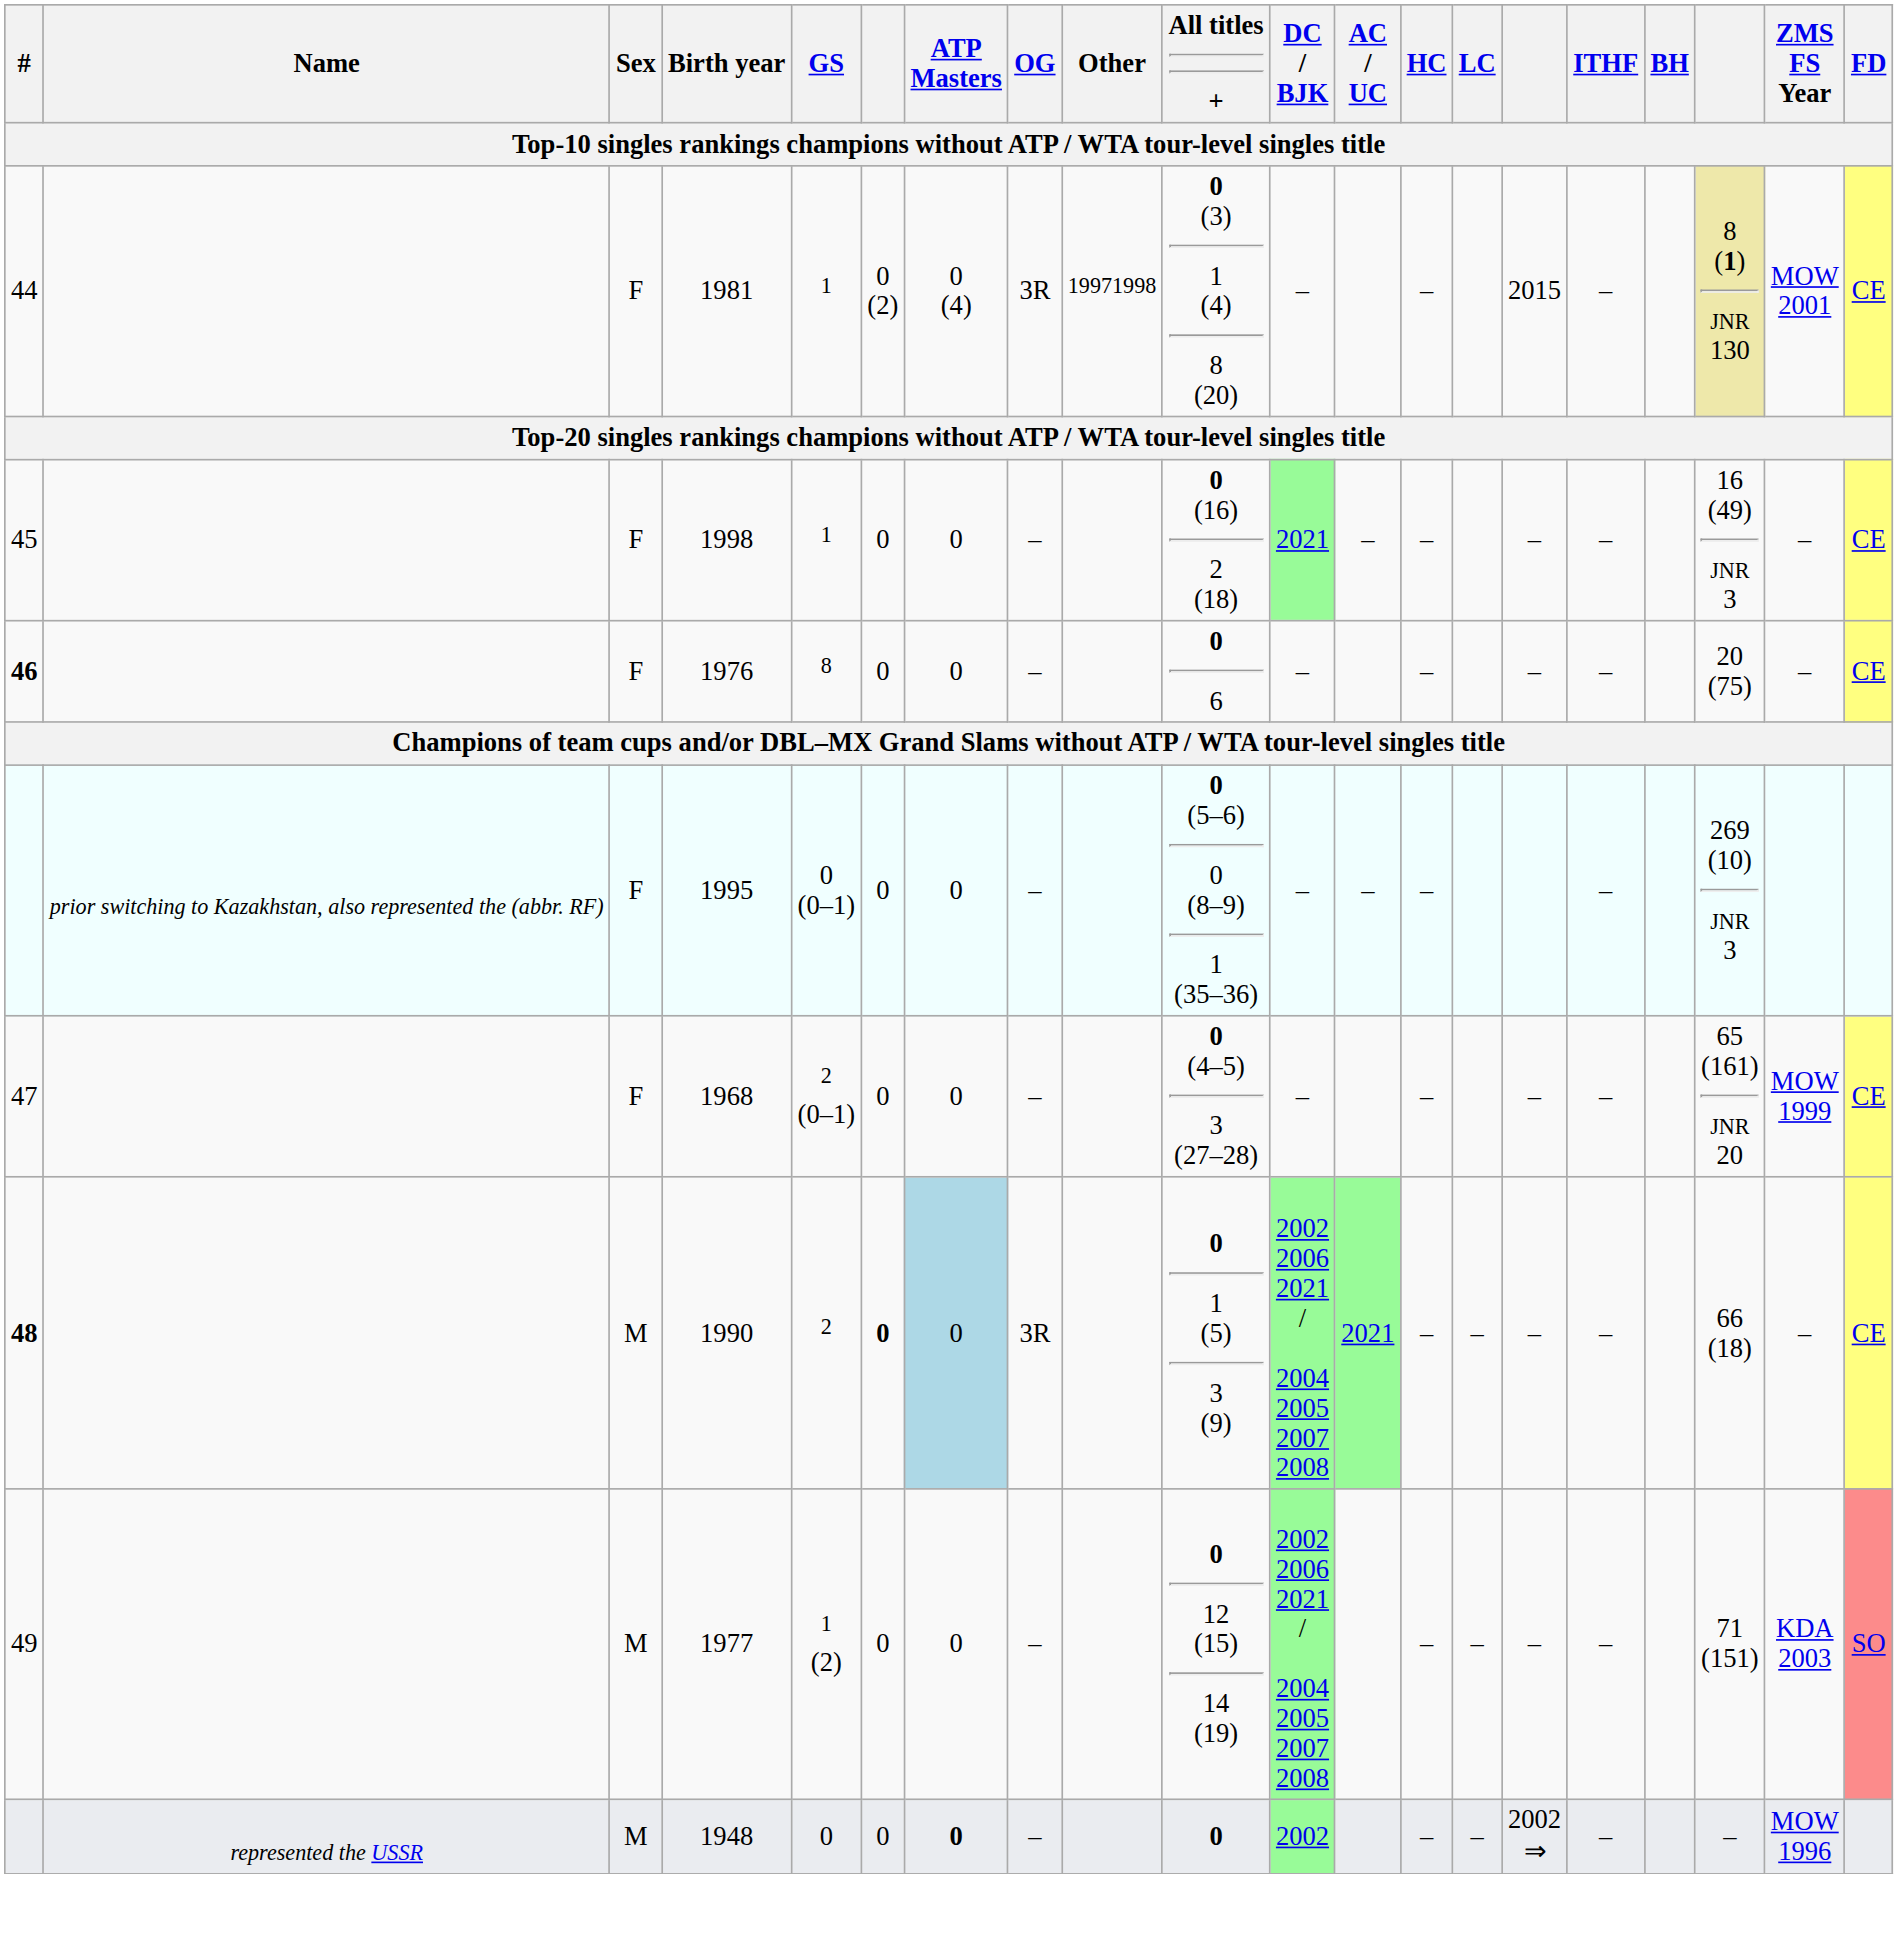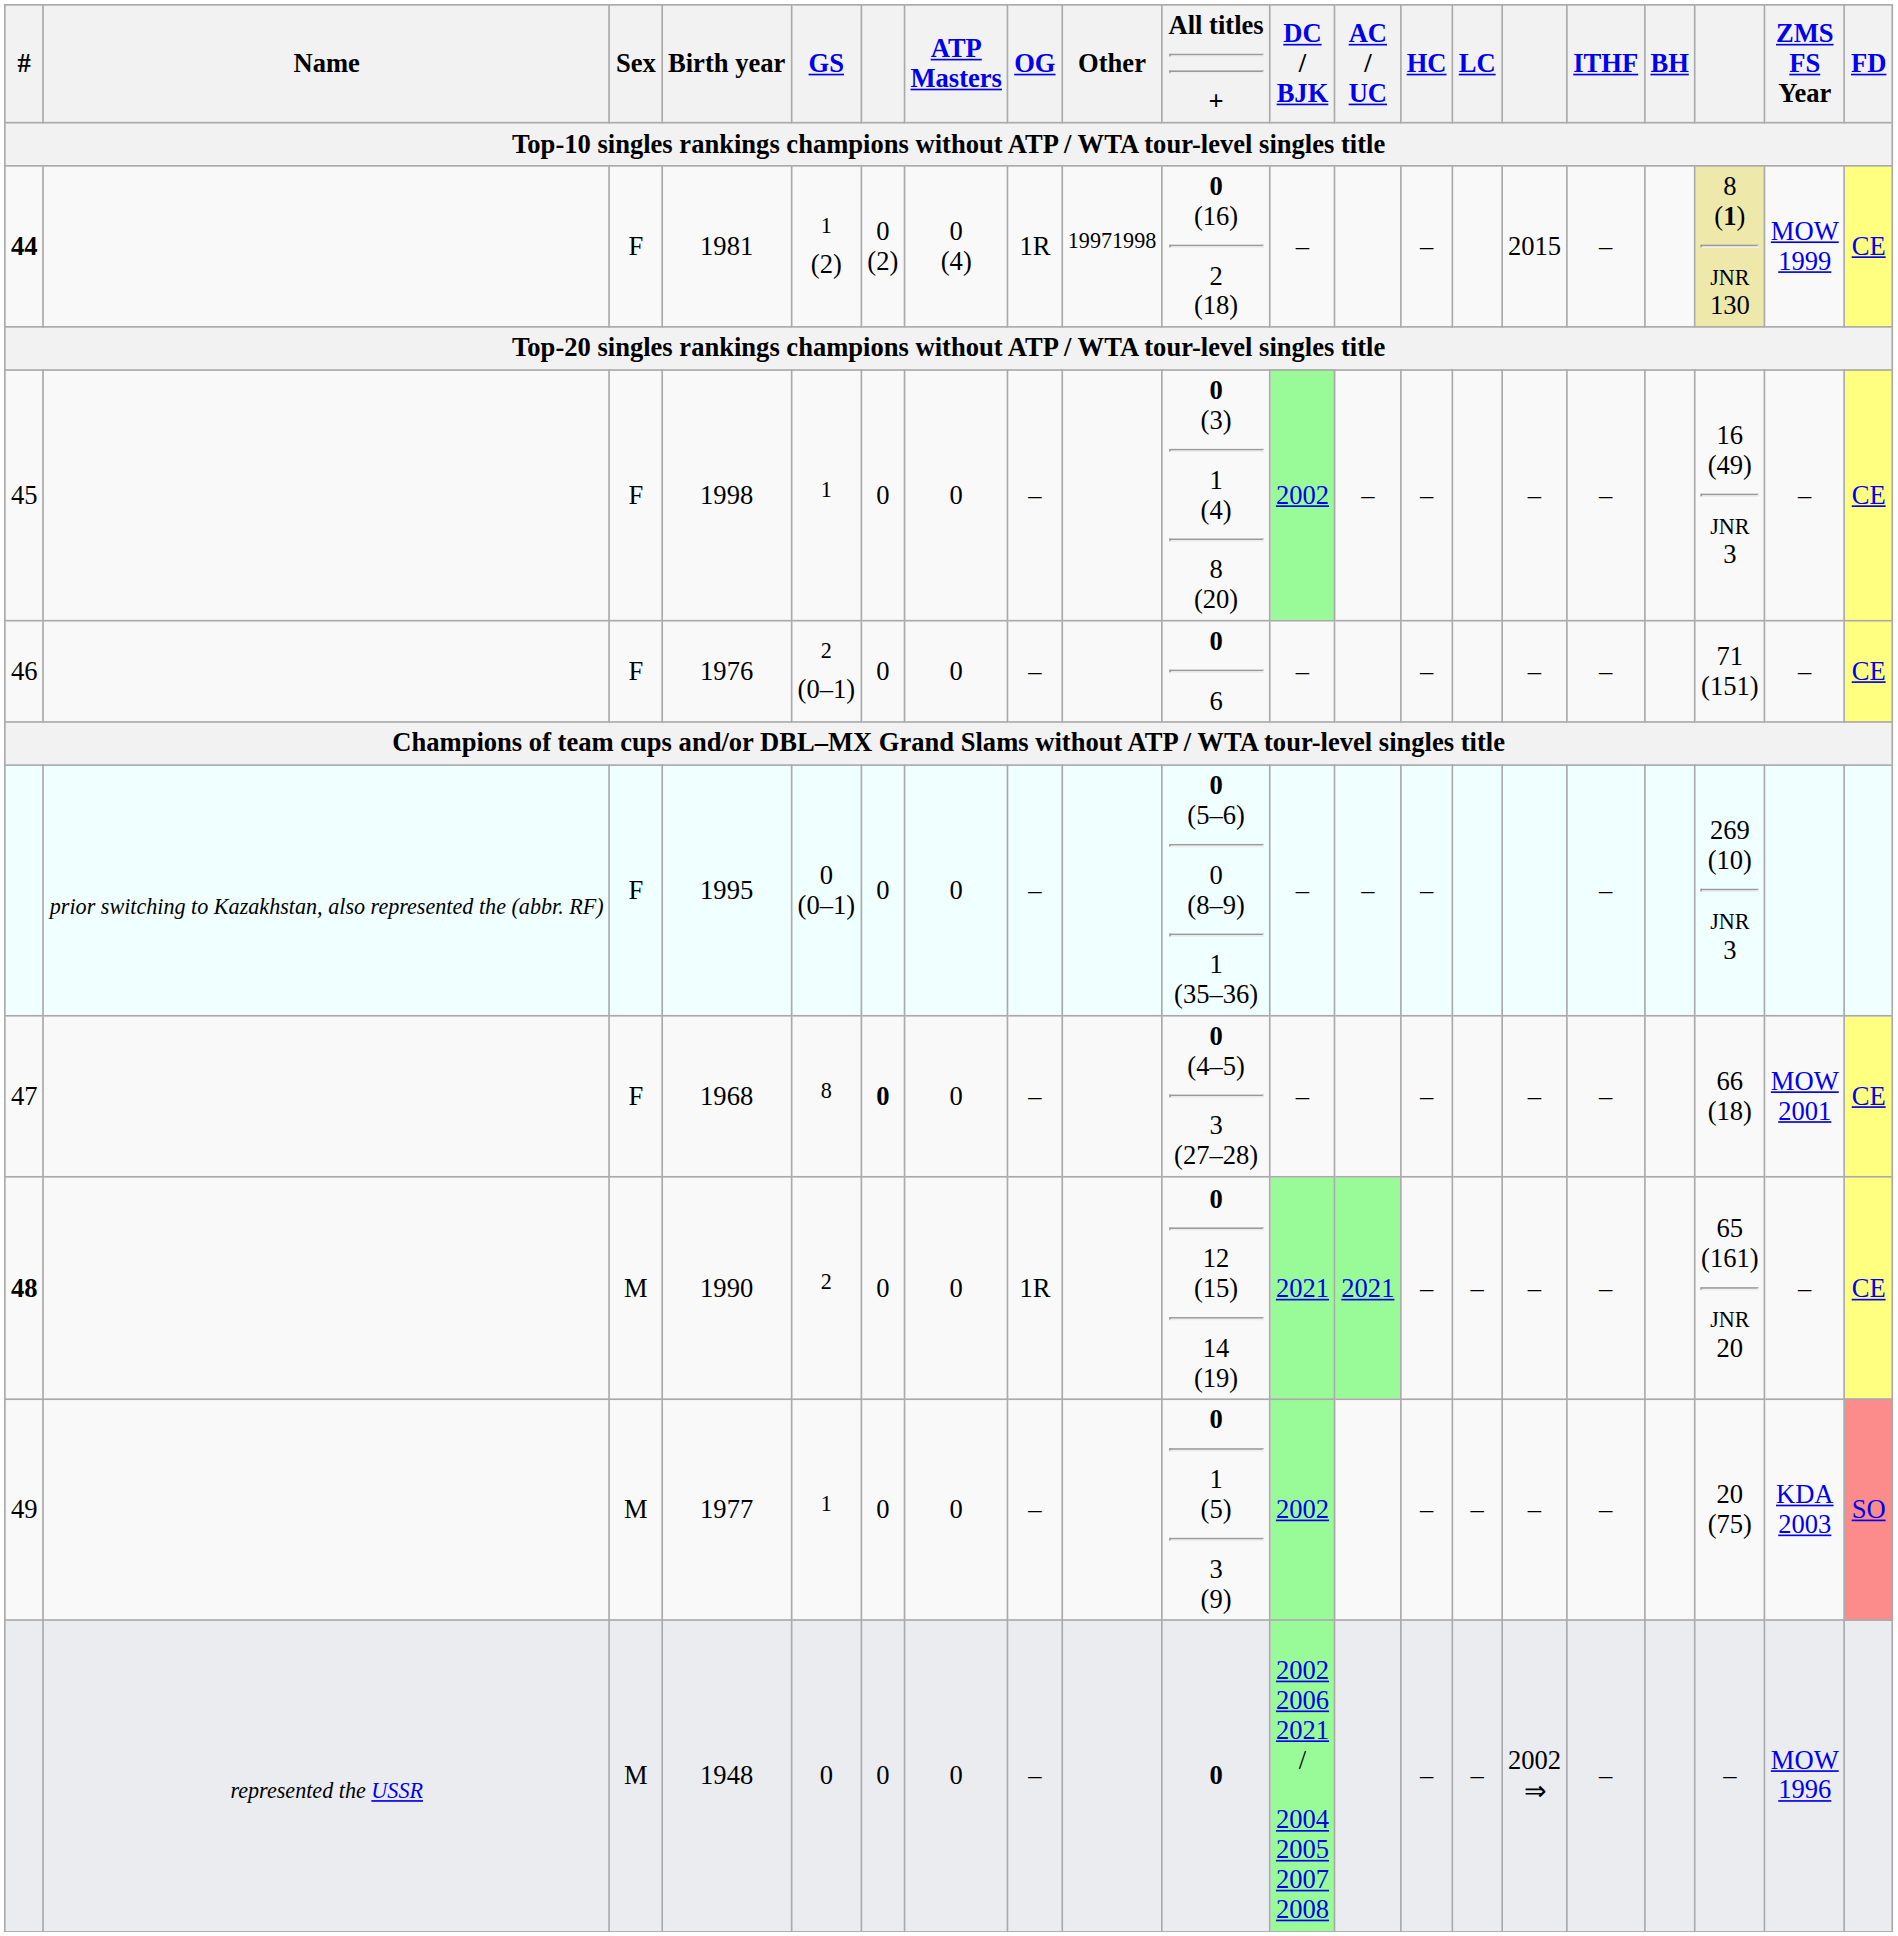(24, 290) normal -> (24, 245) bold
(826, 285) 1 -> (826, 245) 1 (2)
(1035, 290) 3R -> (1035, 245) 1R
(1216, 290) 0 (3) 1 (4) 8 (20) -> (1216, 245) 0 (16) 2 (18)
(1805, 290) MOW 2001 -> (1805, 245) MOW 1999
(1216, 539) 0 (16) 2 (18) -> (1216, 494) 0 (3) 1 (4) 8 (20)
(1302, 539) 2021 -> (1302, 494) 2002
(24, 671) bold -> (24, 671) normal
(826, 665) 8 -> (826, 671) 2 (0–1)
(1730, 671) 20 (75) -> (1730, 671) 71 (151)
(826, 1096) 2 (0–1) -> (826, 1090) 8
(883, 1096) normal -> (883, 1096) bold
(1730, 1096) 65 (161) JNR 20 -> (1730, 1096) 66 (18)
(1805, 1096) MOW 1999 -> (1805, 1096) MOW 2001
(883, 1332) bold -> (883, 1287) normal
(956, 1332) lightblue background -> (956, 1287) no background
(1035, 1332) 3R -> (1035, 1287) 1R
(1216, 1332) 0 1 (5) 3 (9) -> (1216, 1287) 0 12 (15) 14 (19)
(1302, 1347) 2002 2006 2021 / 2004 2005 2007 2008 -> (1302, 1287) 2021
(1730, 1332) 66 (18) -> (1730, 1287) 65 (161) JNR 20
(826, 1643) 1 (2) -> (826, 1503) 1
(1216, 1643) 0 12 (15) 14 (19) -> (1216, 1509) 0 1 (5) 3 (9)
(1302, 1658) 2002 2006 2021 / 2004 2005 2007 2008 -> (1302, 1509) 2002
(1730, 1643) 71 (151) -> (1730, 1509) 20 (75)
(956, 1835) bold -> (956, 1775) normal
(1302, 1835) 2002 -> (1302, 1790) 2002 2006 2021 / 2004 2005 2007 2008
